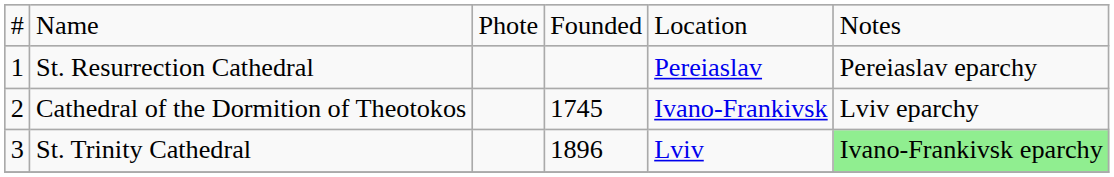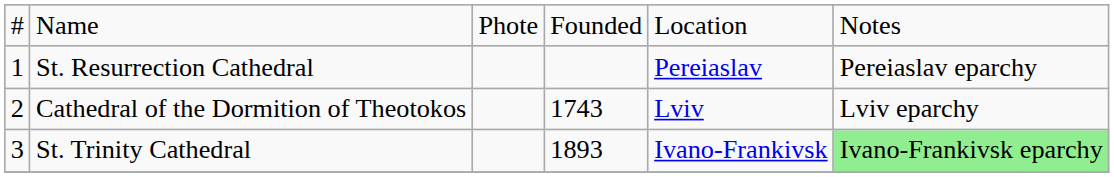(577, 108) 1745 -> (577, 108) 1743
(741, 108) Ivano-Frankivsk -> (679, 108) Lviv
(577, 150) 1896 -> (577, 150) 1893
(679, 150) Lviv -> (741, 150) Ivano-Frankivsk
